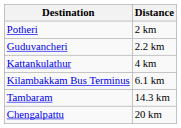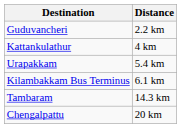- row: (22, 30)
+ row: (32, 64)
